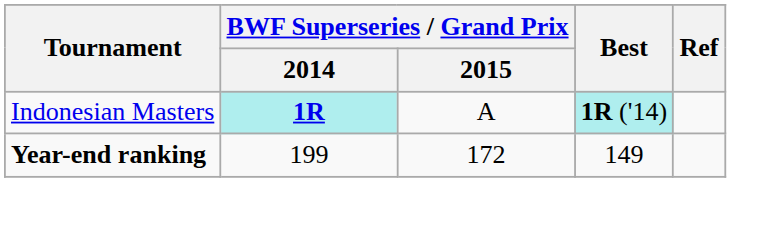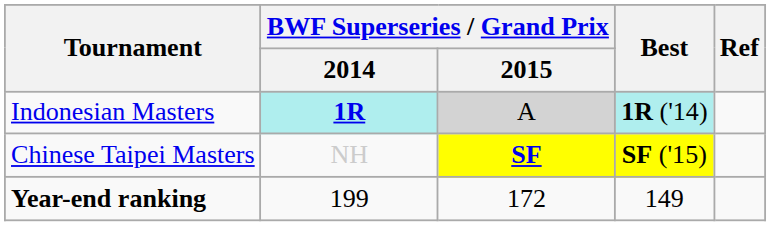(486, 112) no background -> (526, 112) lightgrey background
+ row: (133, 155)
